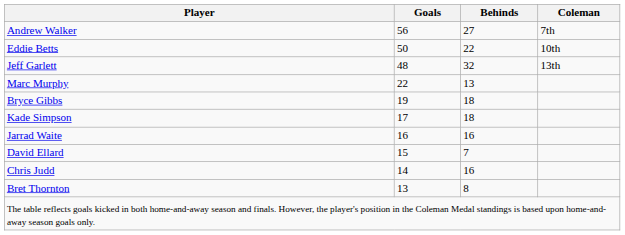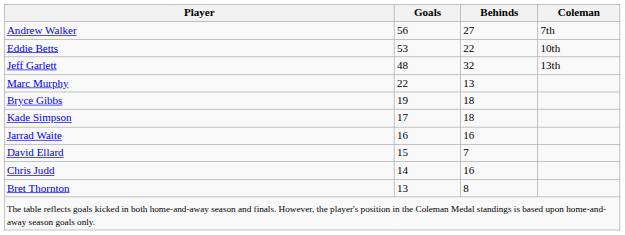(402, 48) 50 -> (402, 48) 53
